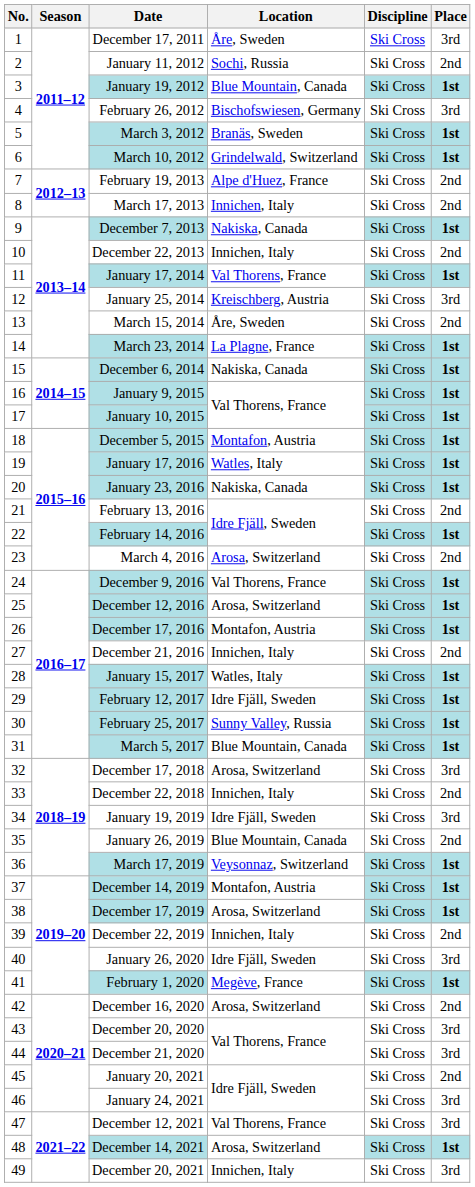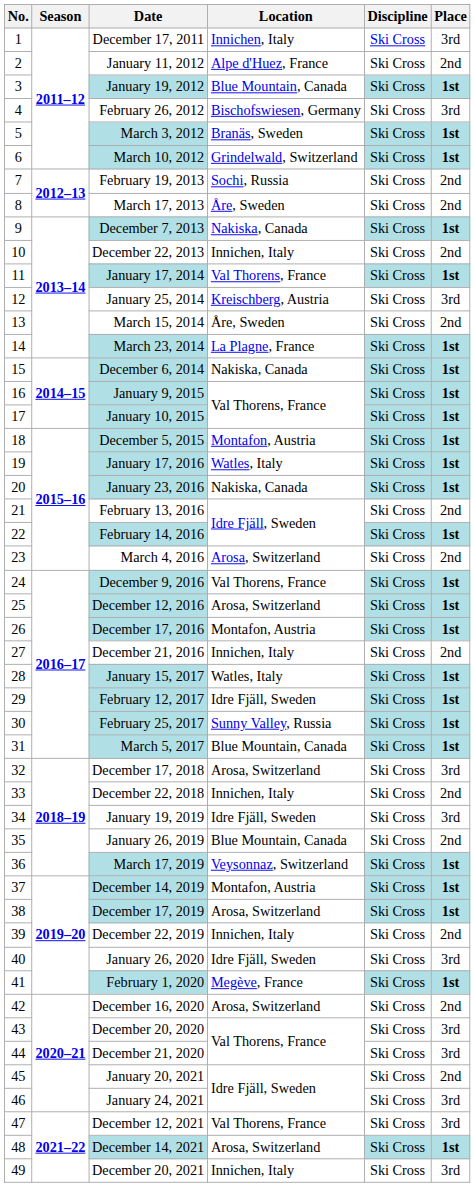(248, 40) Åre, Sweden -> (253, 40) Innichen, Italy
(250, 63) Sochi, Russia -> (269, 63) Alpe d'Huez, France
(269, 181) Alpe d'Huez, France -> (250, 181) Sochi, Russia
(253, 204) Innichen, Italy -> (248, 204) Åre, Sweden
